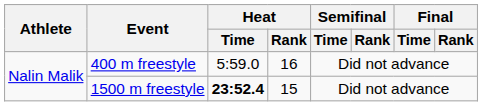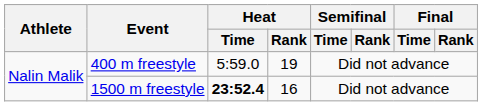(289, 64) 16 -> (289, 64) 19
(289, 89) 15 -> (289, 89) 16
